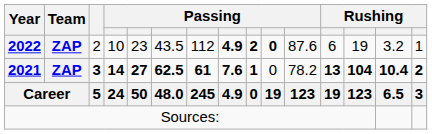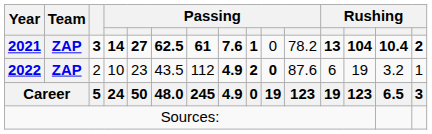rows swapped: (24, 70) <-> (24, 46)
